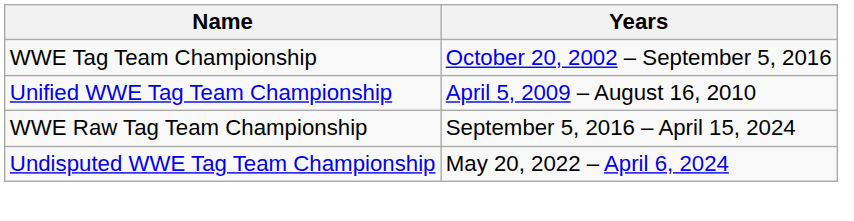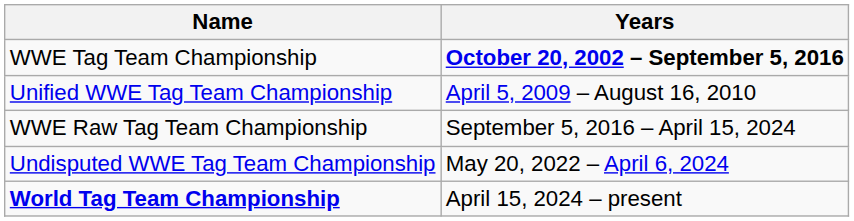(639, 57) normal -> (645, 57) bold
+ row: (175, 198)
